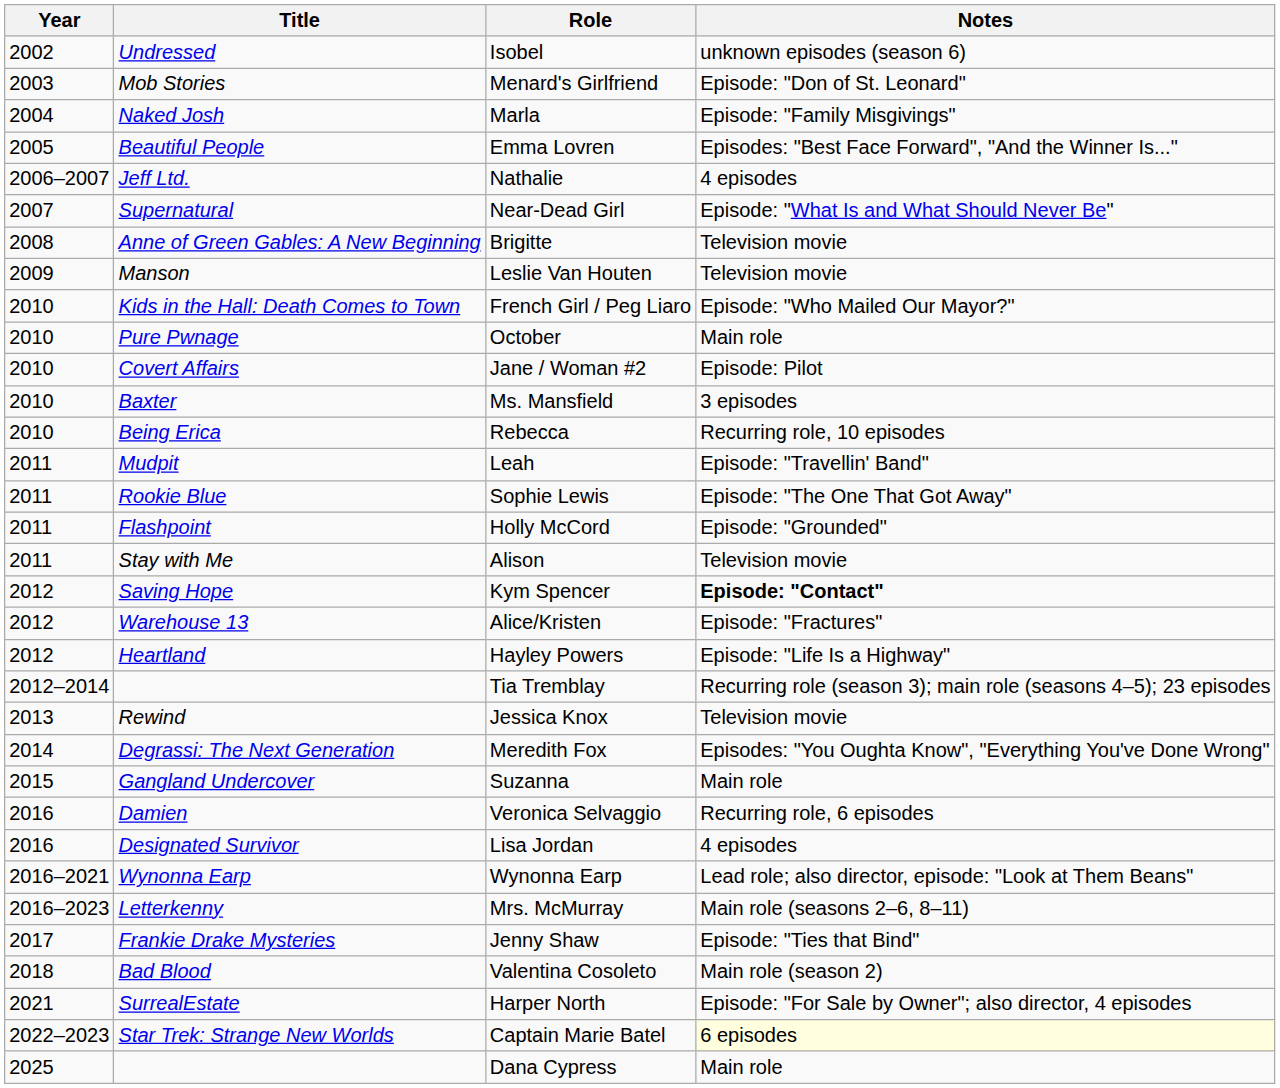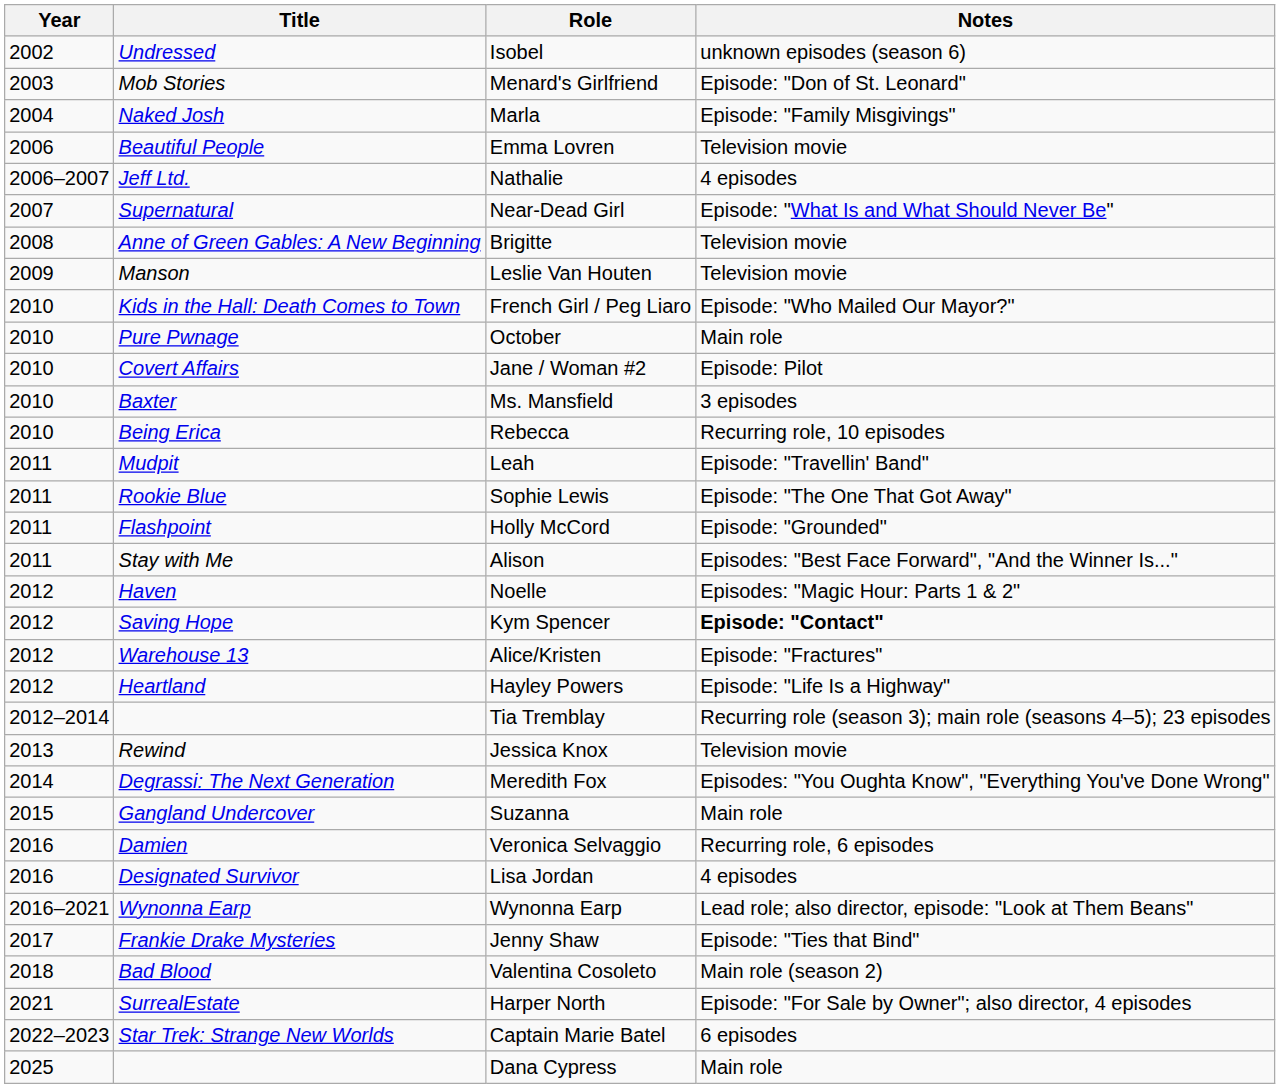(31, 147) 2005 -> (31, 147) 2006
(939, 147) Episodes: "Best Face Forward", "And the Winner Is..." -> (774, 147) Television movie
(774, 559) Television movie -> (939, 559) Episodes: "Best Face Forward", "And the Winner Is..."
+ row: (518, 591)
- row: (557, 908)
(749, 1035) lightyellow background -> (749, 1035) no background
